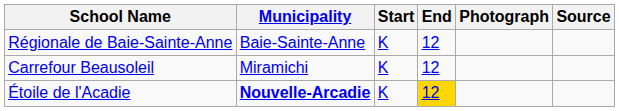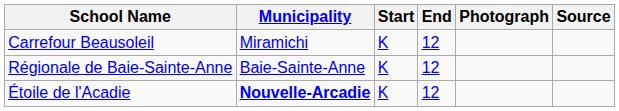rows swapped: (120, 42) <-> (81, 67)
(431, 93) gold background -> (431, 93) no background
